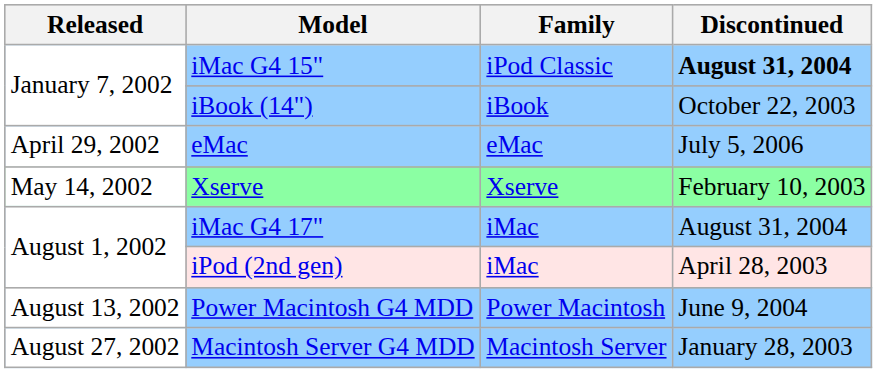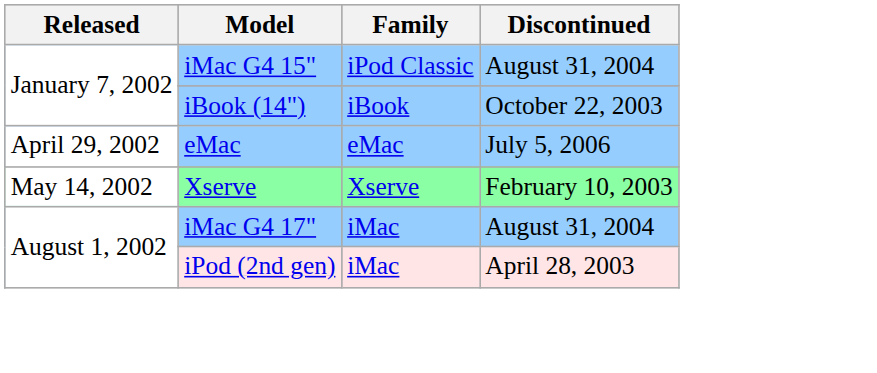(765, 65) bold -> (570, 65) normal
- row: (332, 307)
- row: (333, 347)
